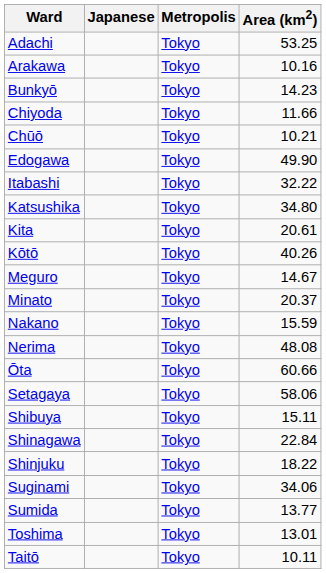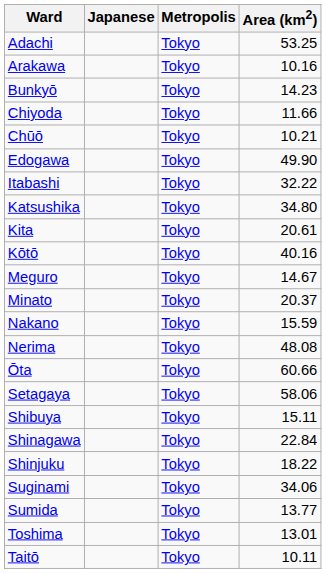(299, 253) 40.26 -> (299, 253) 40.16
